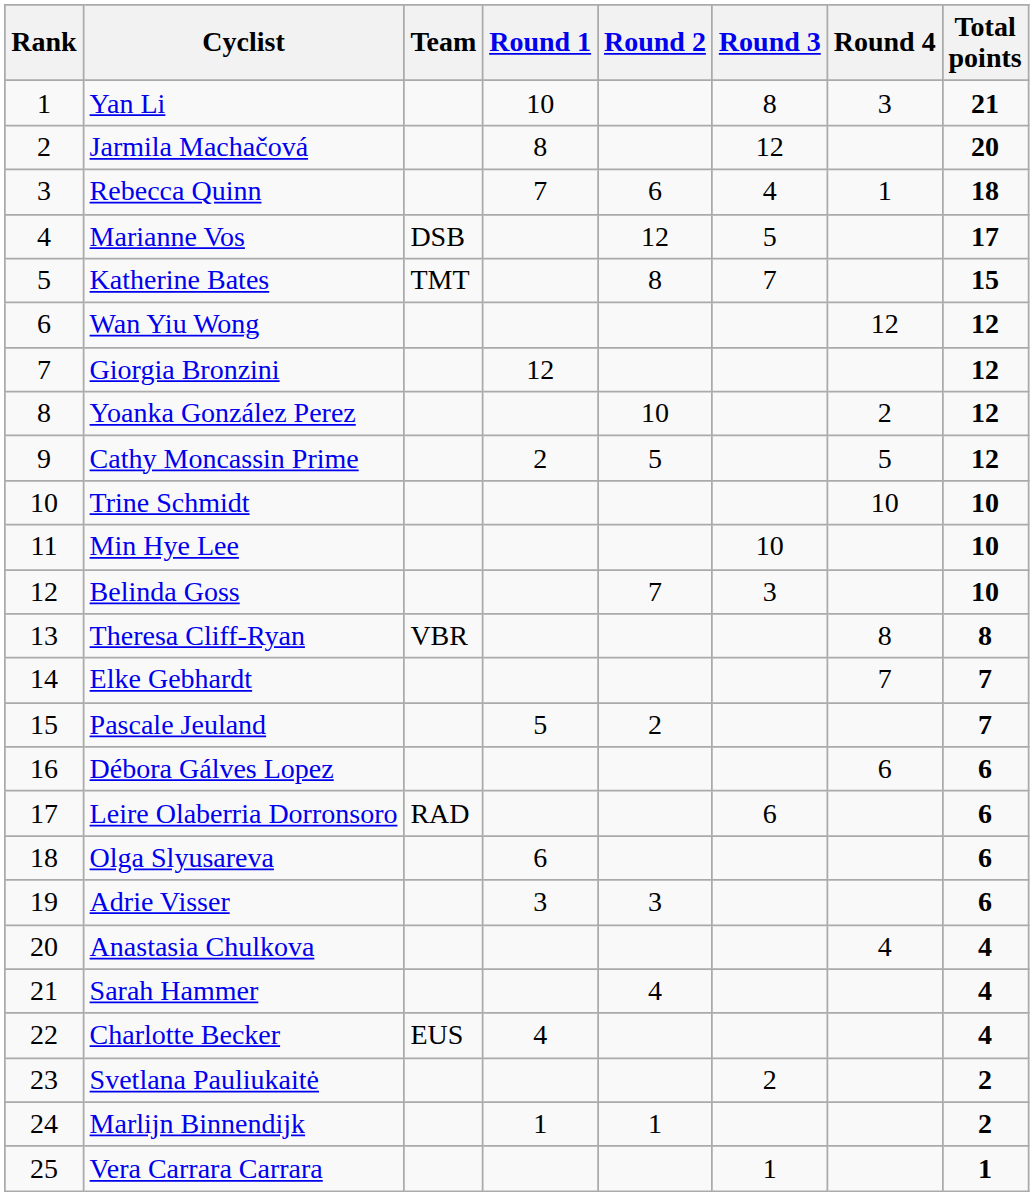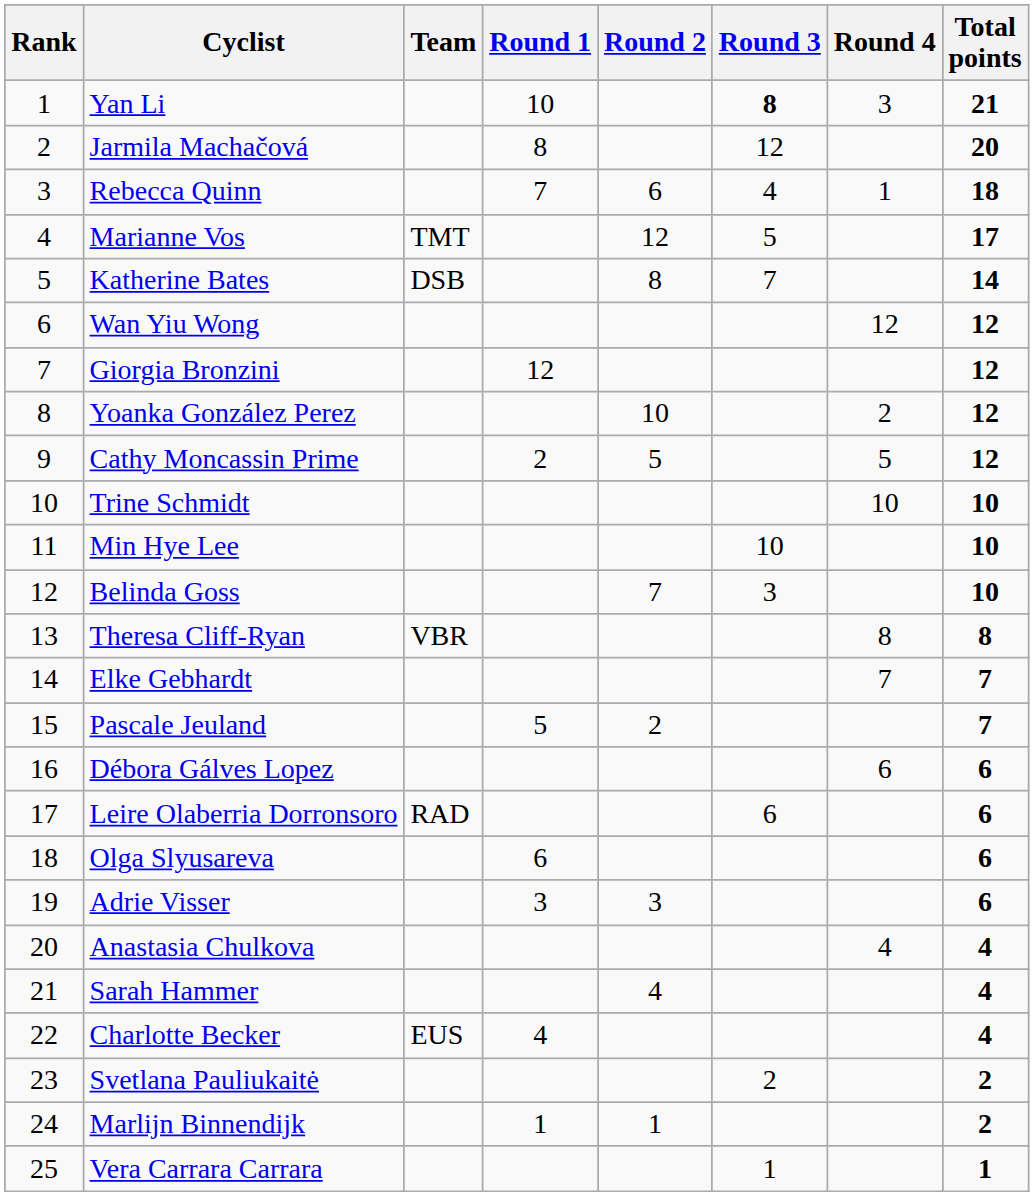(770, 102) normal -> (770, 102) bold
(438, 235) DSB -> (440, 235) TMT
(440, 280) TMT -> (438, 280) DSB
(985, 280) 15 -> (985, 280) 14
